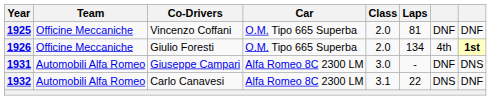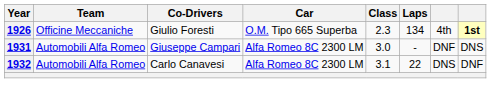- row: (19, 30)
(383, 47) 2.0 -> (383, 30) 2.3
